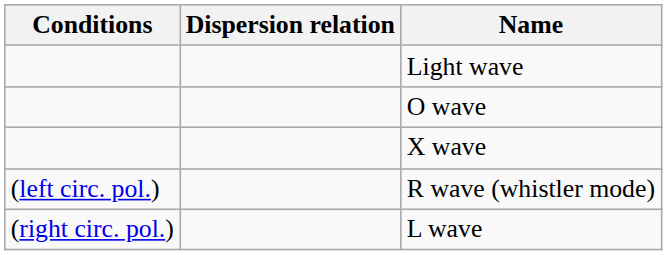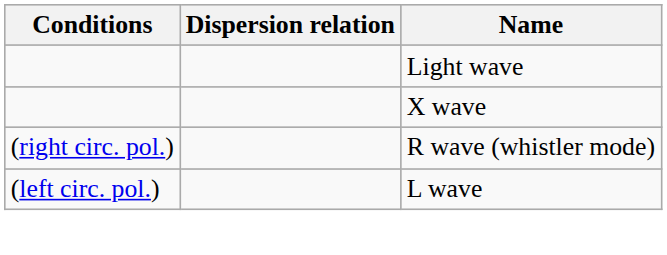- row: (446, 106)
(85, 188) (left circ. pol.) -> (92, 147) (right circ. pol.)
(92, 229) (right circ. pol.) -> (85, 188) (left circ. pol.)
